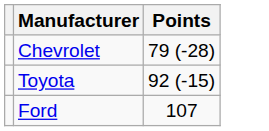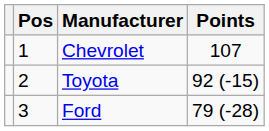+ column: (36, 20)
(182, 50) 79 (-28) -> (226, 50) 107
(182, 111) 107 -> (226, 111) 79 (-28)
